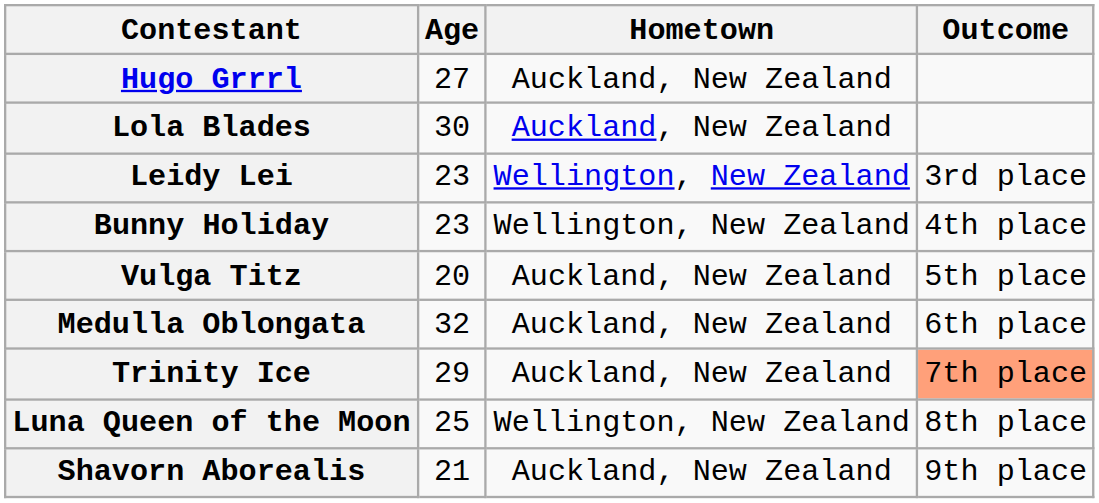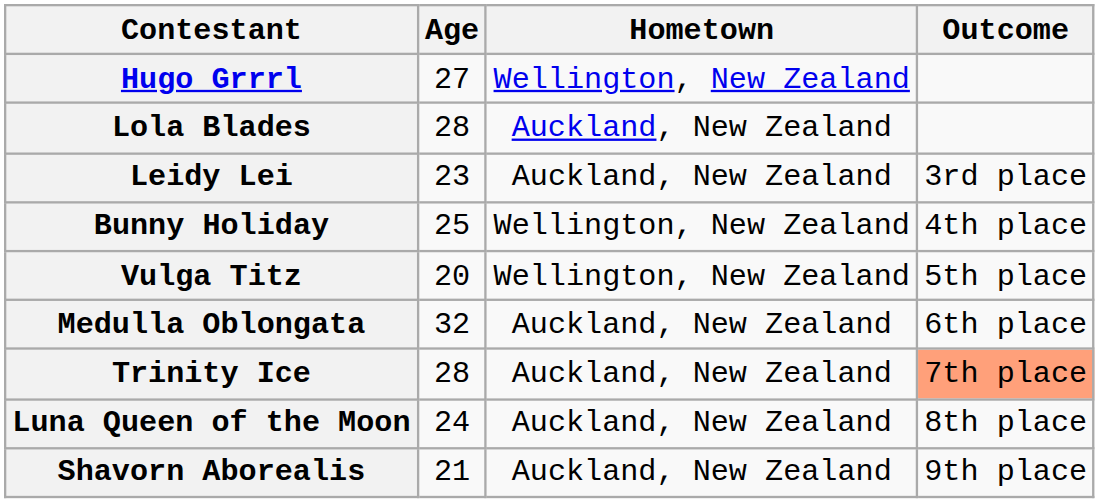(702, 79) Auckland, New Zealand -> (702, 79) Wellington, New Zealand
(452, 128) 30 -> (452, 128) 28
(702, 177) Wellington, New Zealand -> (702, 177) Auckland, New Zealand
(452, 226) 23 -> (452, 226) 25
(702, 276) Auckland, New Zealand -> (702, 276) Wellington, New Zealand
(452, 374) 29 -> (452, 374) 28
(452, 423) 25 -> (452, 423) 24
(702, 423) Wellington, New Zealand -> (702, 423) Auckland, New Zealand
